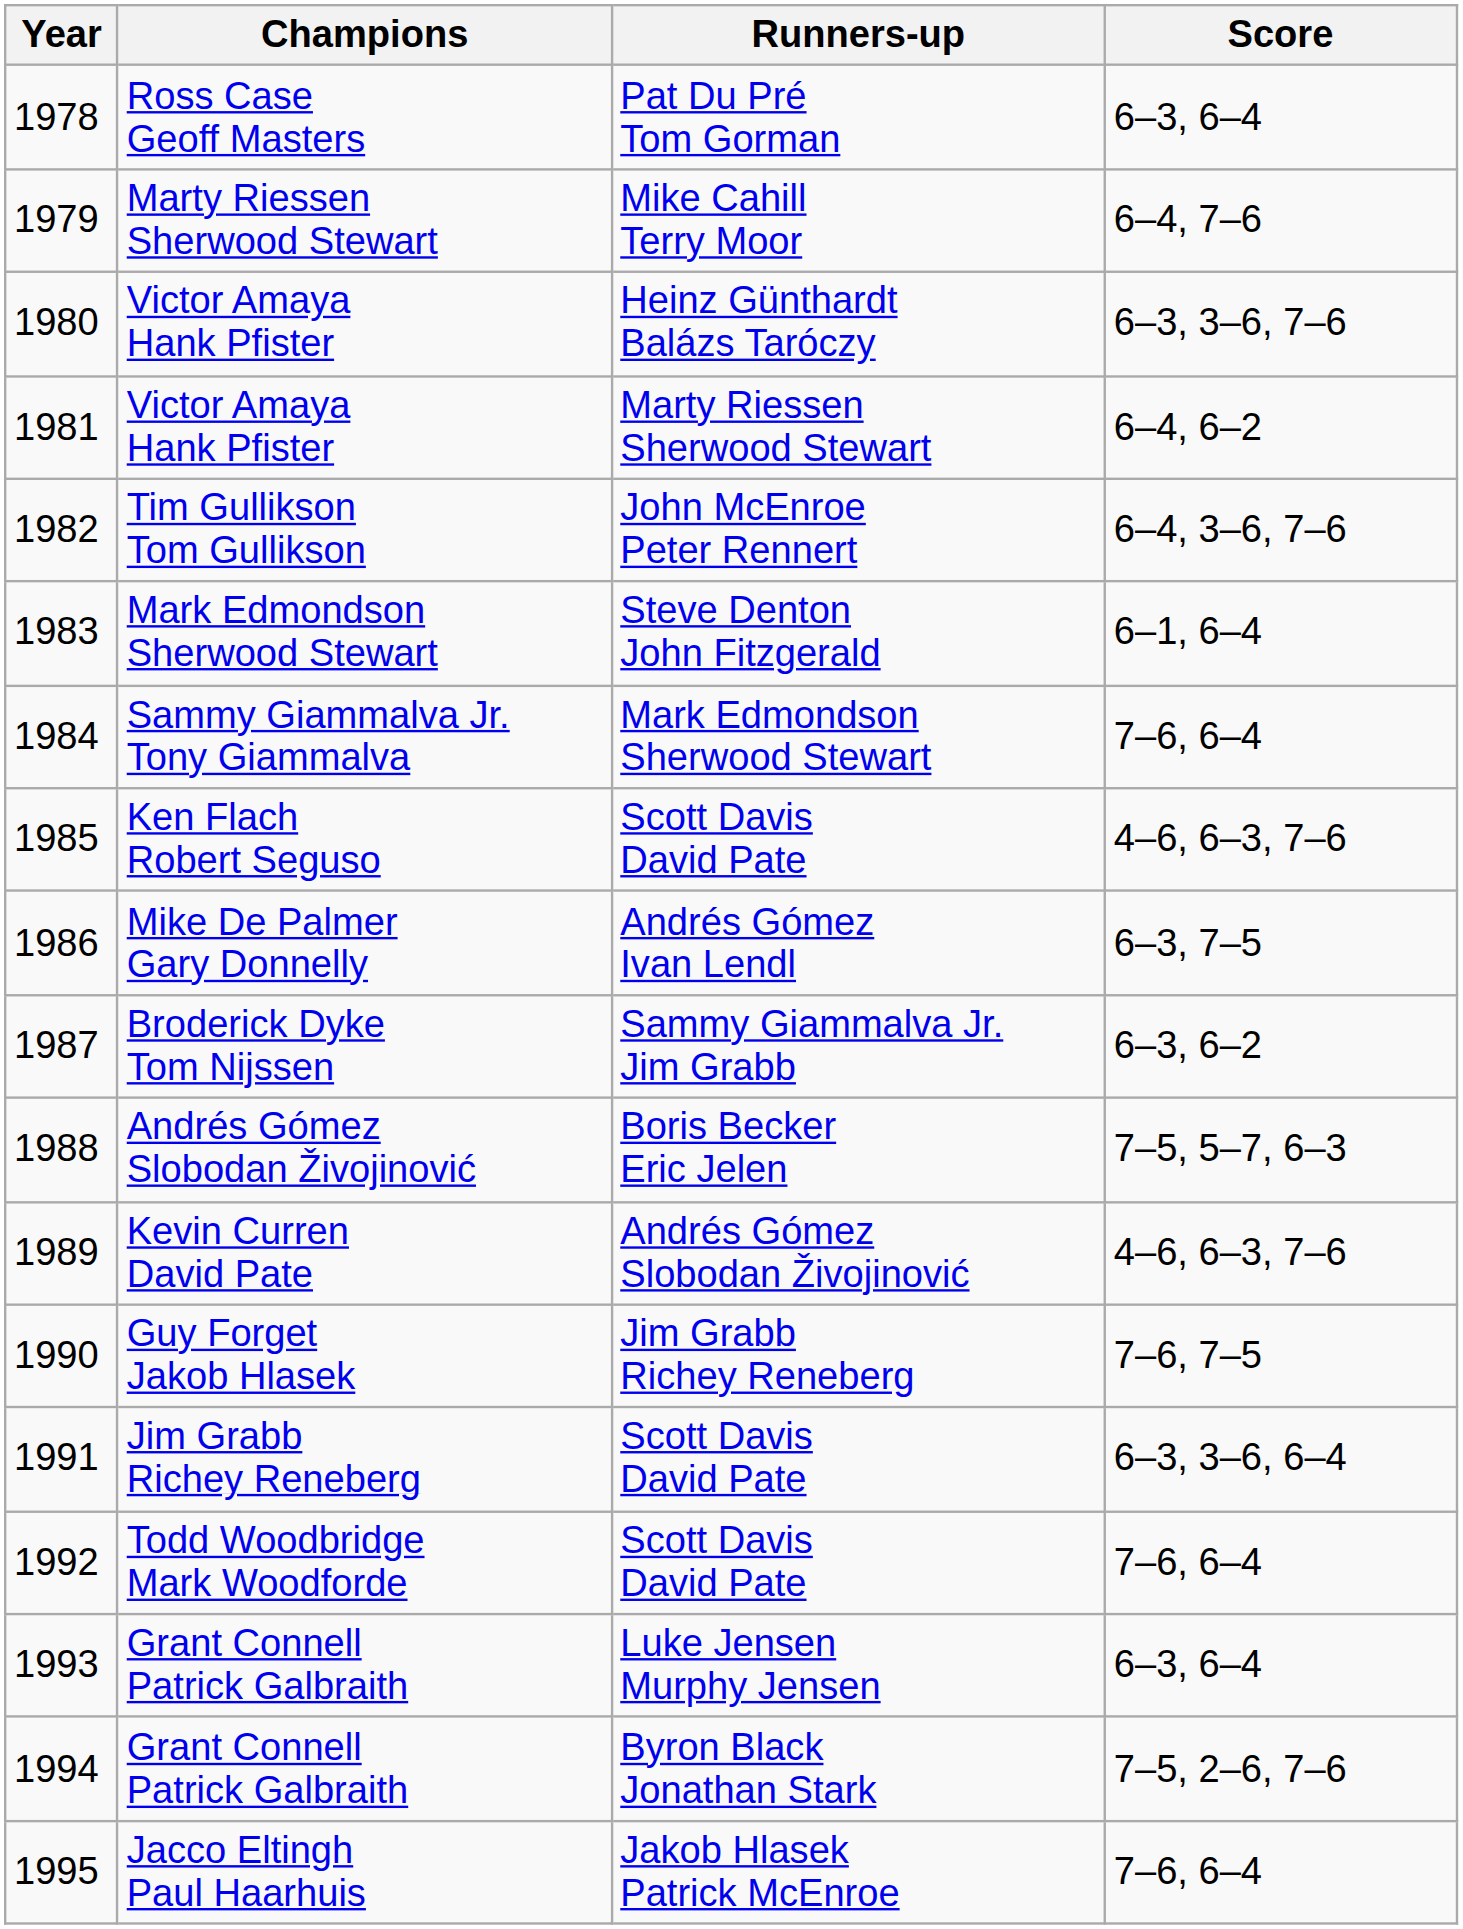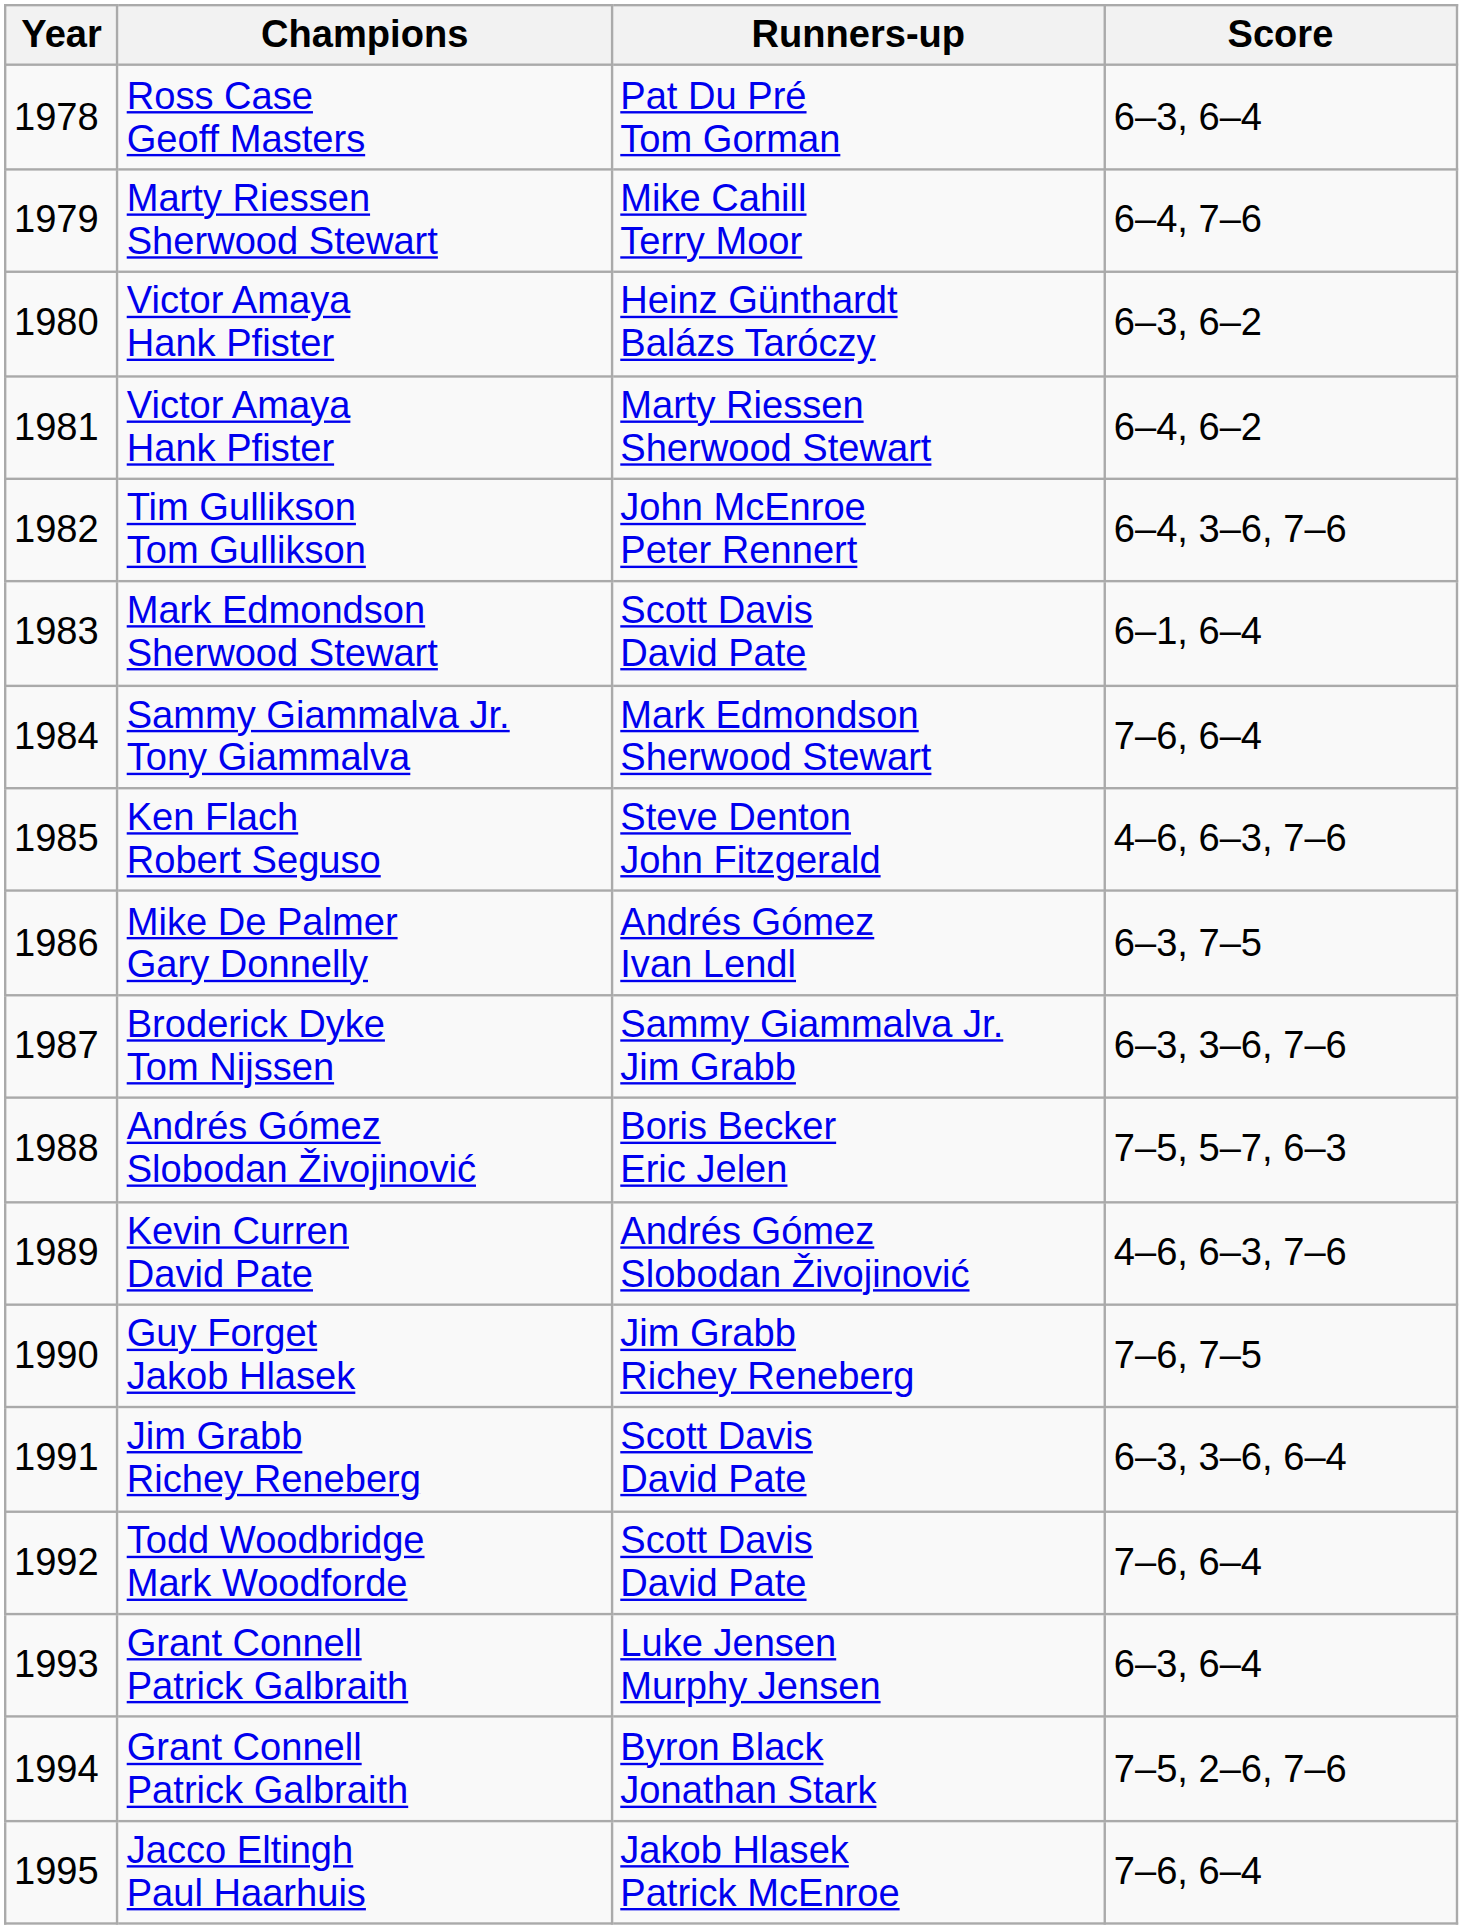(1230, 322) 6–3, 3–6, 7–6 -> (1188, 322) 6–3, 6–2
(750, 632) Steve Denton John Fitzgerald -> (717, 632) Scott Davis David Pate
(717, 839) Scott Davis David Pate -> (750, 839) Steve Denton John Fitzgerald
(1188, 1045) 6–3, 6–2 -> (1230, 1045) 6–3, 3–6, 7–6
